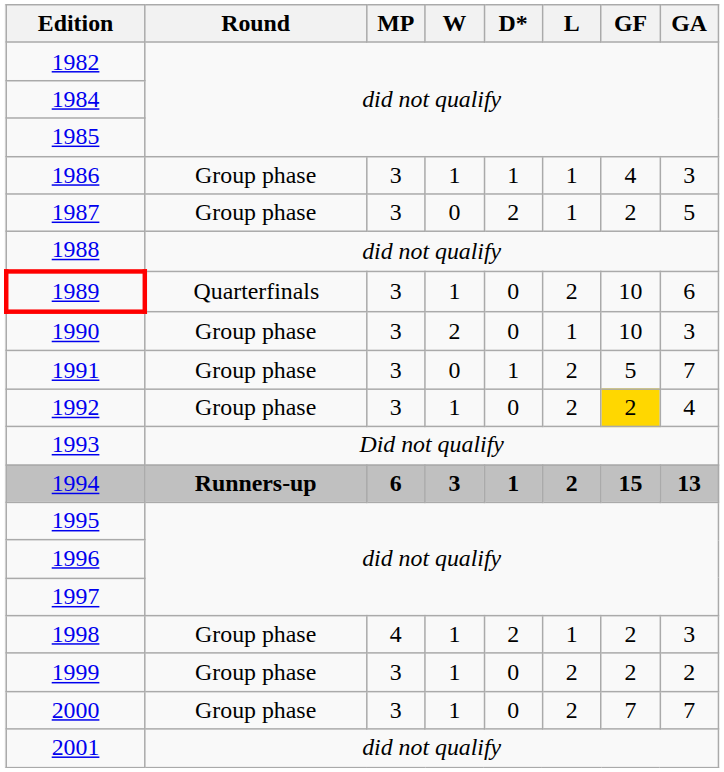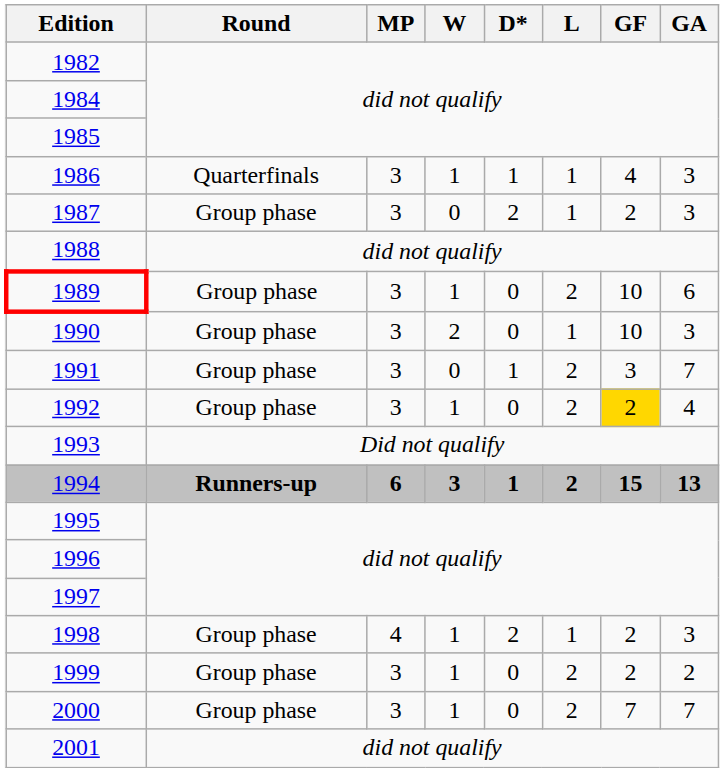(256, 174) Group phase -> (256, 174) Quarterfinals
(689, 212) 5 -> (689, 212) 3
(256, 291) Quarterfinals -> (257, 291) Group phase
(630, 369) 5 -> (630, 369) 3
